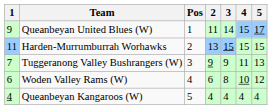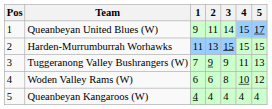columns swapped: (195, 12) <-> (12, 12)
